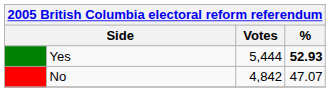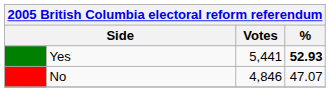(266, 56) 5,444 -> (266, 56) 5,441
(266, 77) 4,842 -> (266, 77) 4,846
